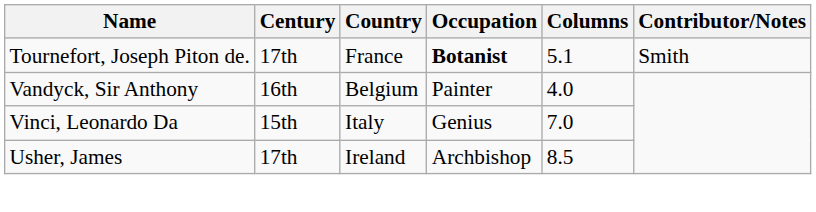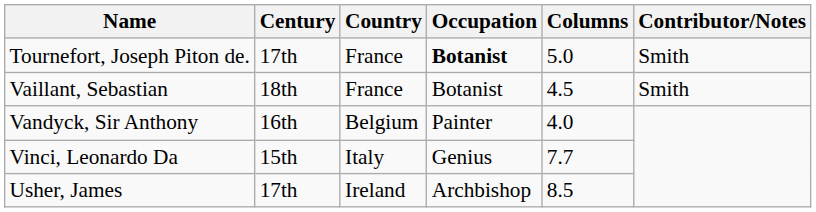(560, 55) 5.1 -> (560, 55) 5.0
+ row: (89, 88)
(560, 122) 7.0 -> (560, 156) 7.7
